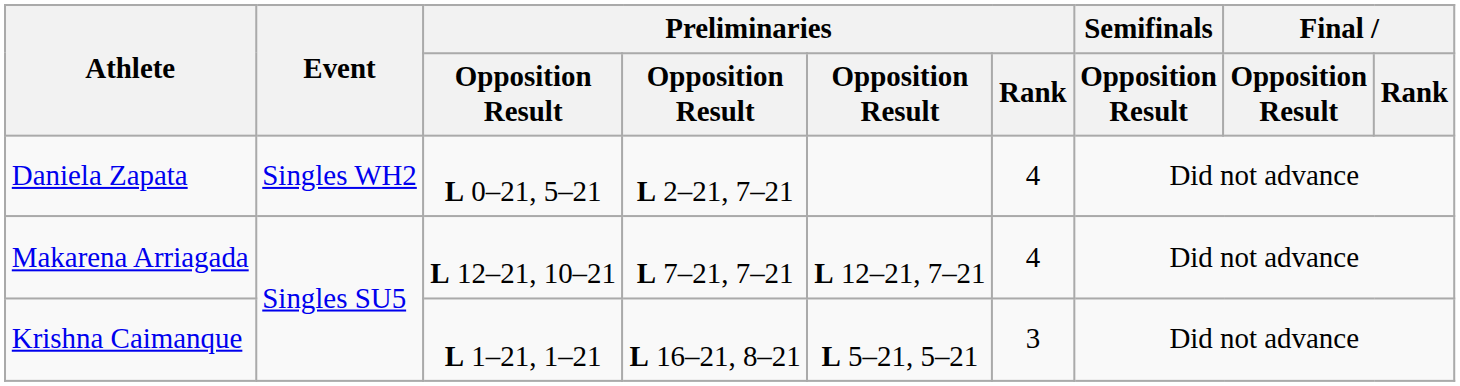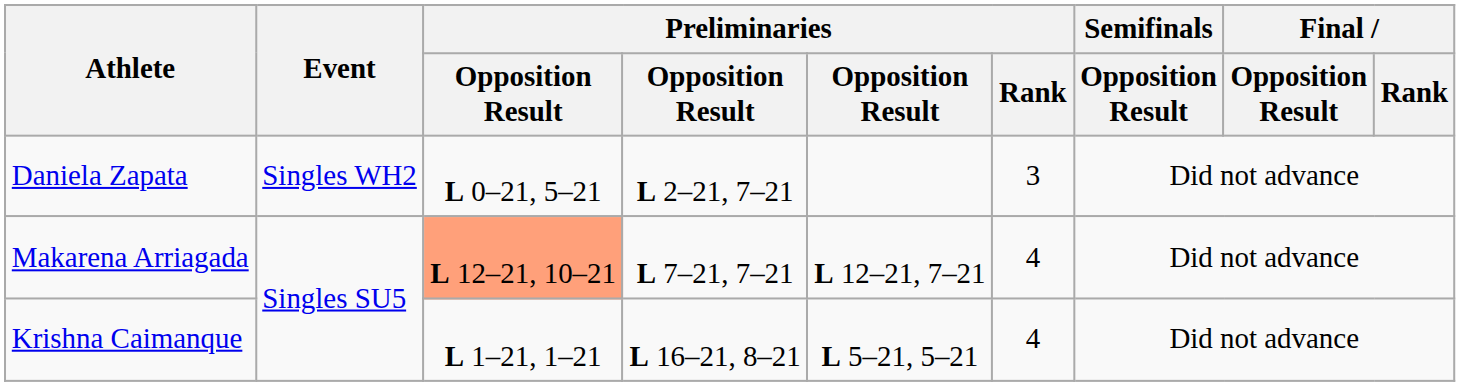(1033, 175) 4 -> (1033, 175) 3
(523, 274) no background -> (523, 274) lightsalmon background
(1033, 339) 3 -> (1033, 339) 4
